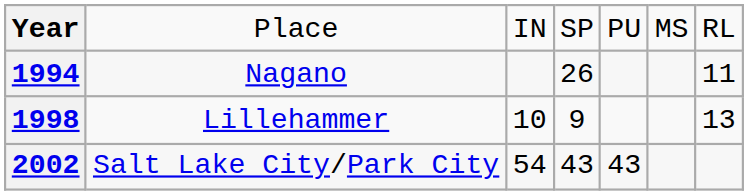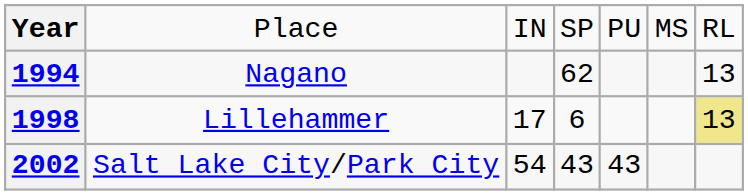(577, 74) 26 -> (577, 74) 62
(719, 74) 11 -> (719, 74) 13
(530, 120) 10 -> (530, 120) 17
(577, 120) 9 -> (577, 120) 6
(719, 120) no background -> (719, 120) khaki background
